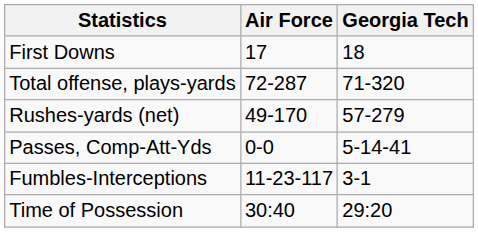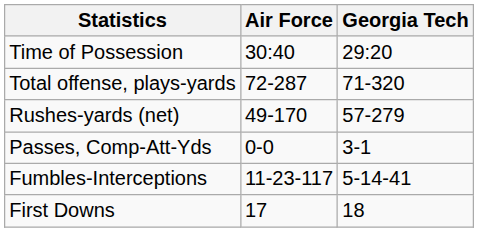rows swapped: (62, 52) <-> (96, 210)
(377, 147) 5-14-41 -> (357, 147) 3-1
(357, 178) 3-1 -> (377, 178) 5-14-41
